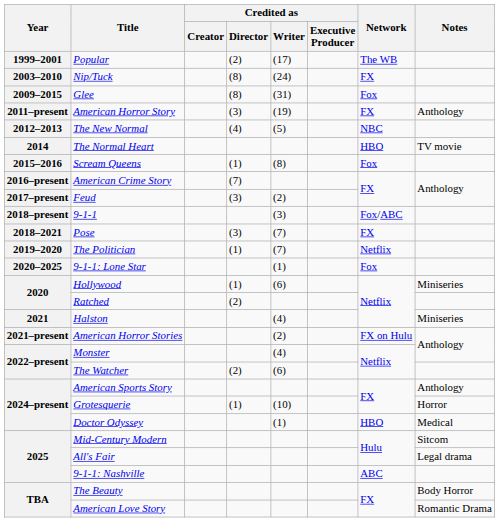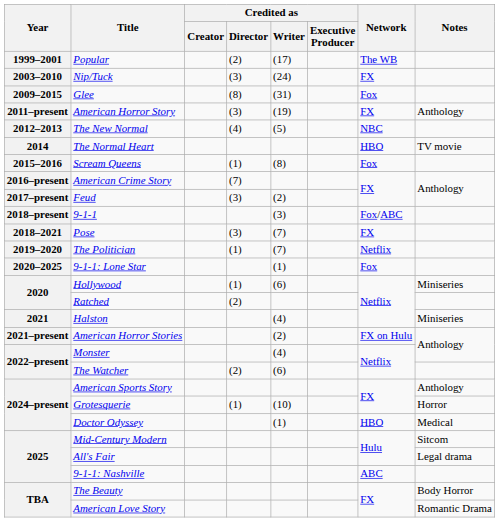(235, 77) (8) -> (235, 77) (3)
